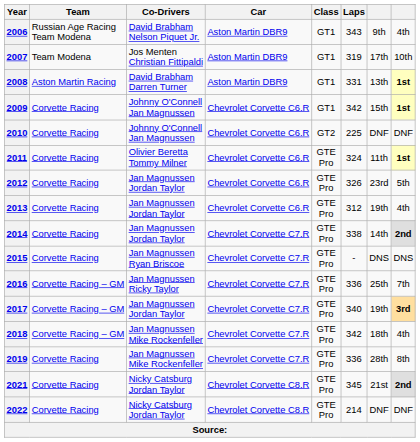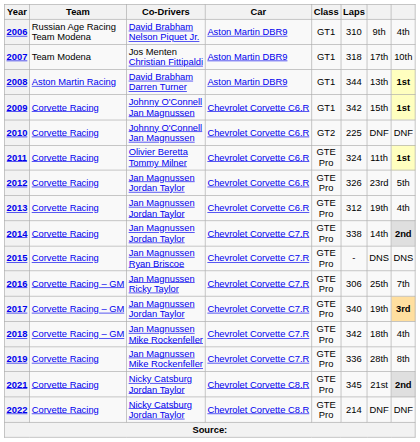(354, 32) 343 -> (354, 32) 310
(354, 57) 319 -> (354, 57) 318
(354, 82) 331 -> (354, 82) 344
(354, 284) 336 -> (354, 284) 306
